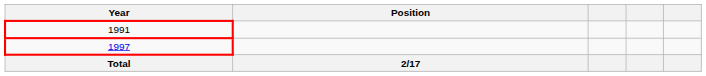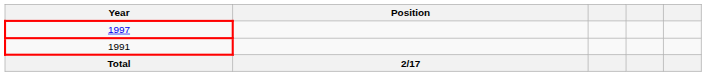rows swapped: (119, 30) <-> (119, 47)
